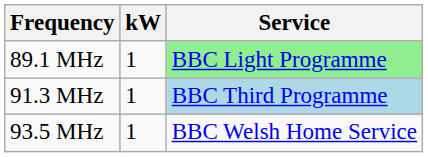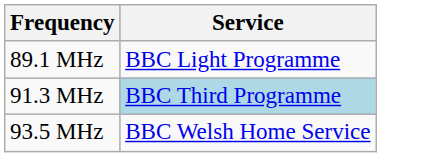- column: (143, 22)
(279, 59) lightgreen background -> (233, 59) no background
